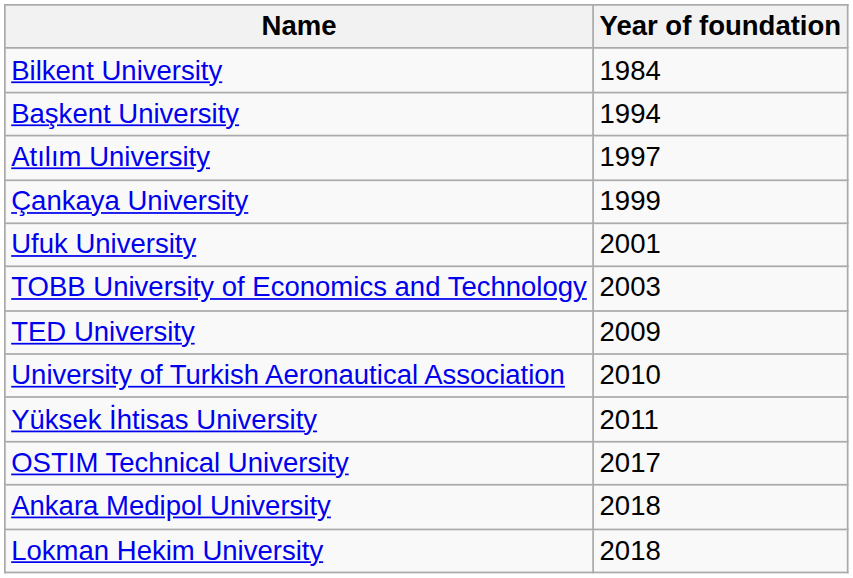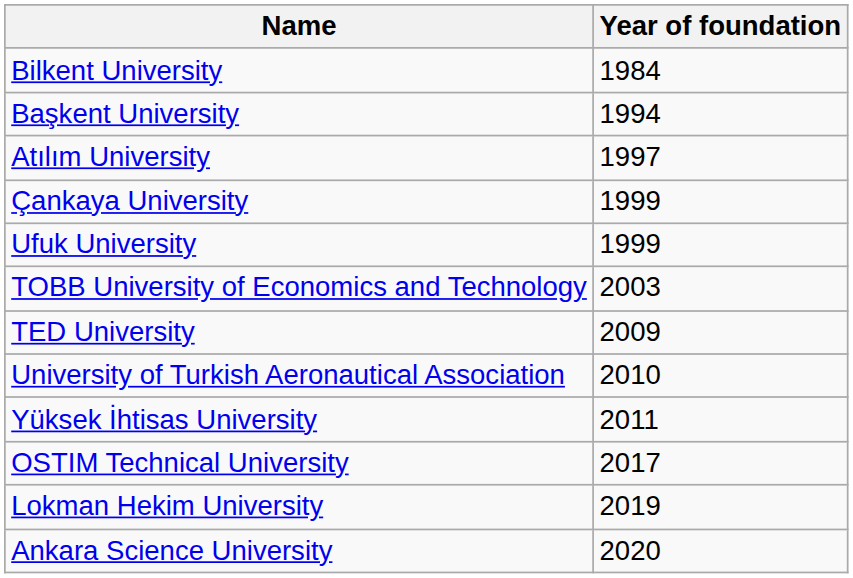(630, 244) 2001 -> (630, 244) 1999
- row: (171, 506)
(630, 550) 2018 -> (630, 506) 2019
+ row: (172, 550)
